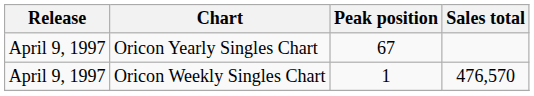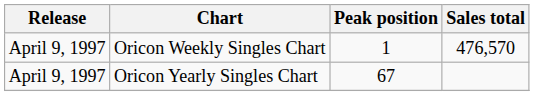rows swapped: (220, 76) <-> (216, 47)
